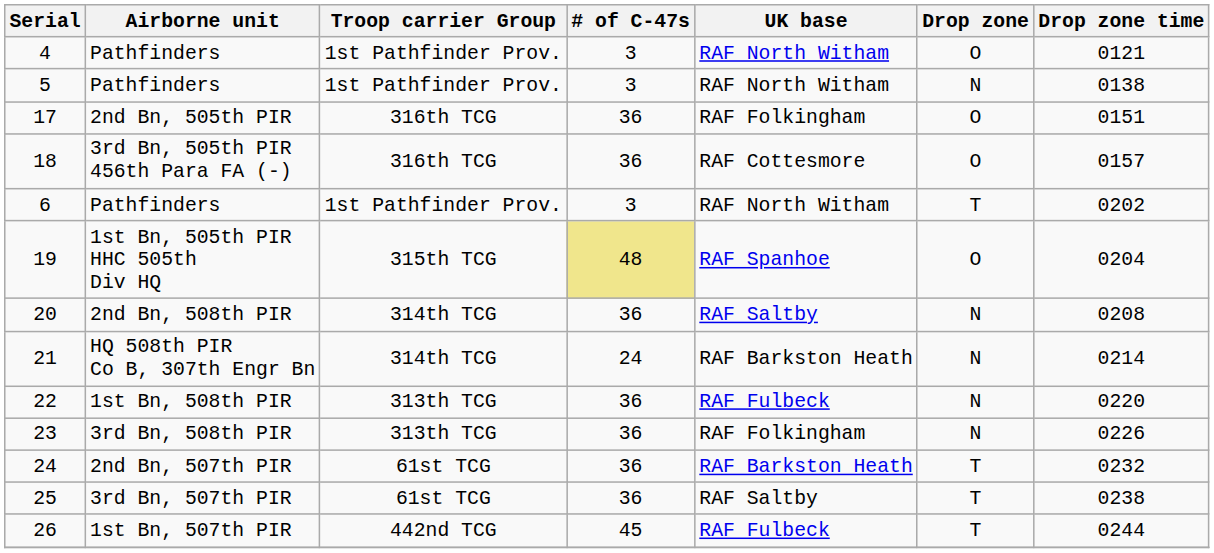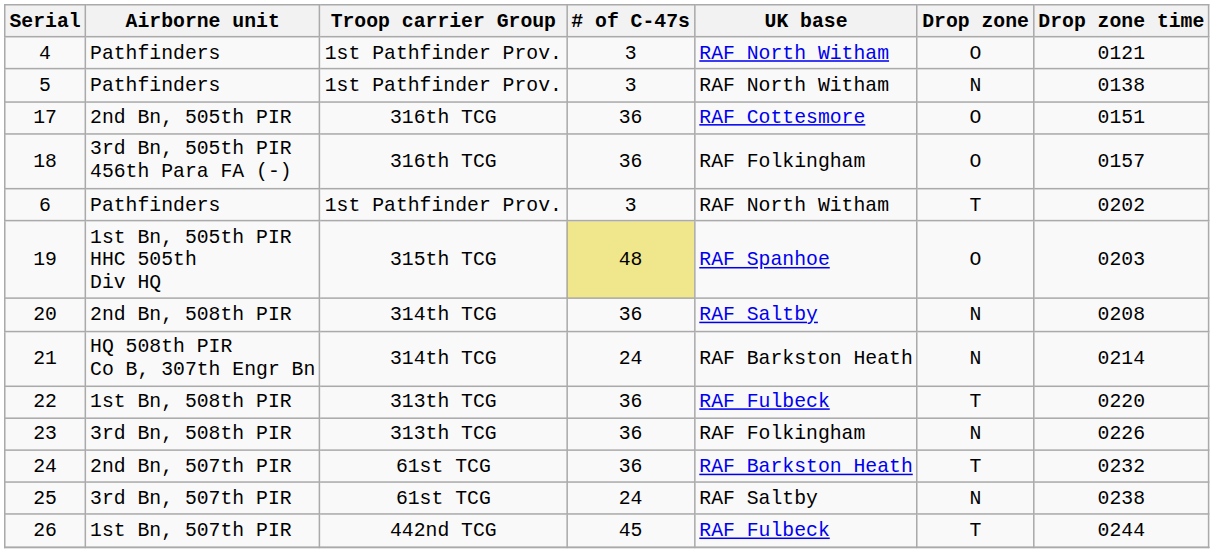(782, 117) RAF Folkingham -> (782, 117) RAF Cottesmore
(782, 161) RAF Cottesmore -> (782, 161) RAF Folkingham
(1121, 260) 0204 -> (1121, 260) 0203
(976, 402) N -> (976, 402) T
(631, 499) 36 -> (631, 499) 24
(976, 499) T -> (976, 499) N
